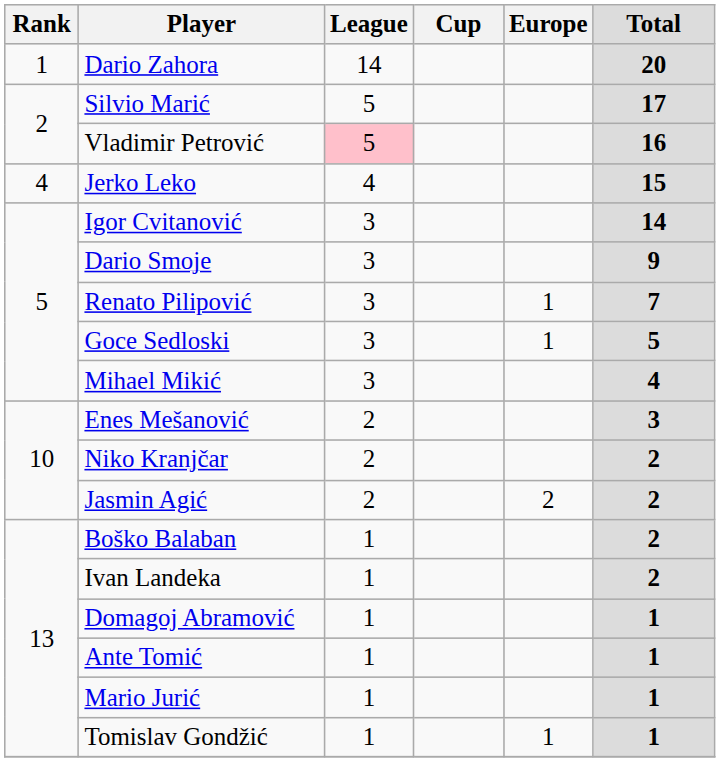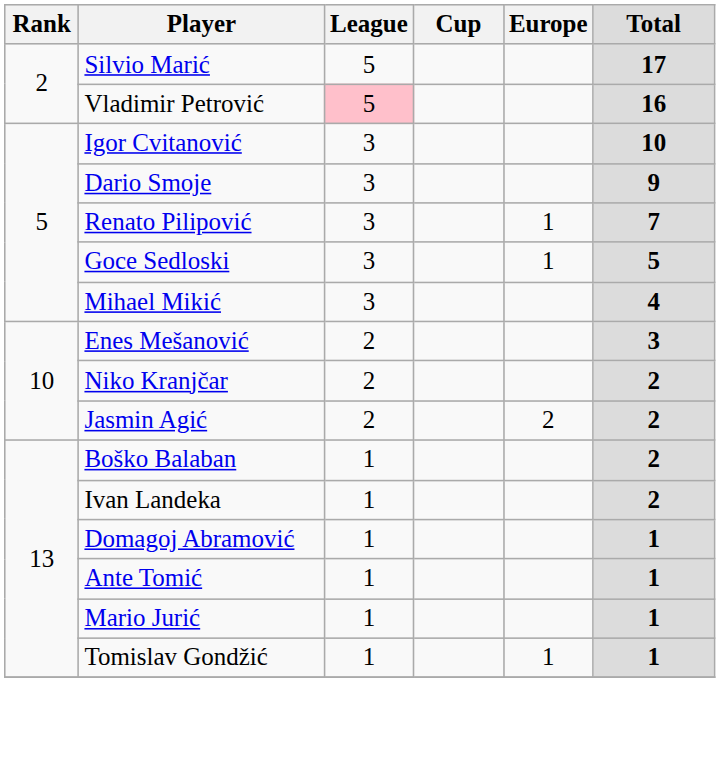- row: (151, 63)
- row: (140, 182)
(654, 222) 14 -> (654, 143) 10
